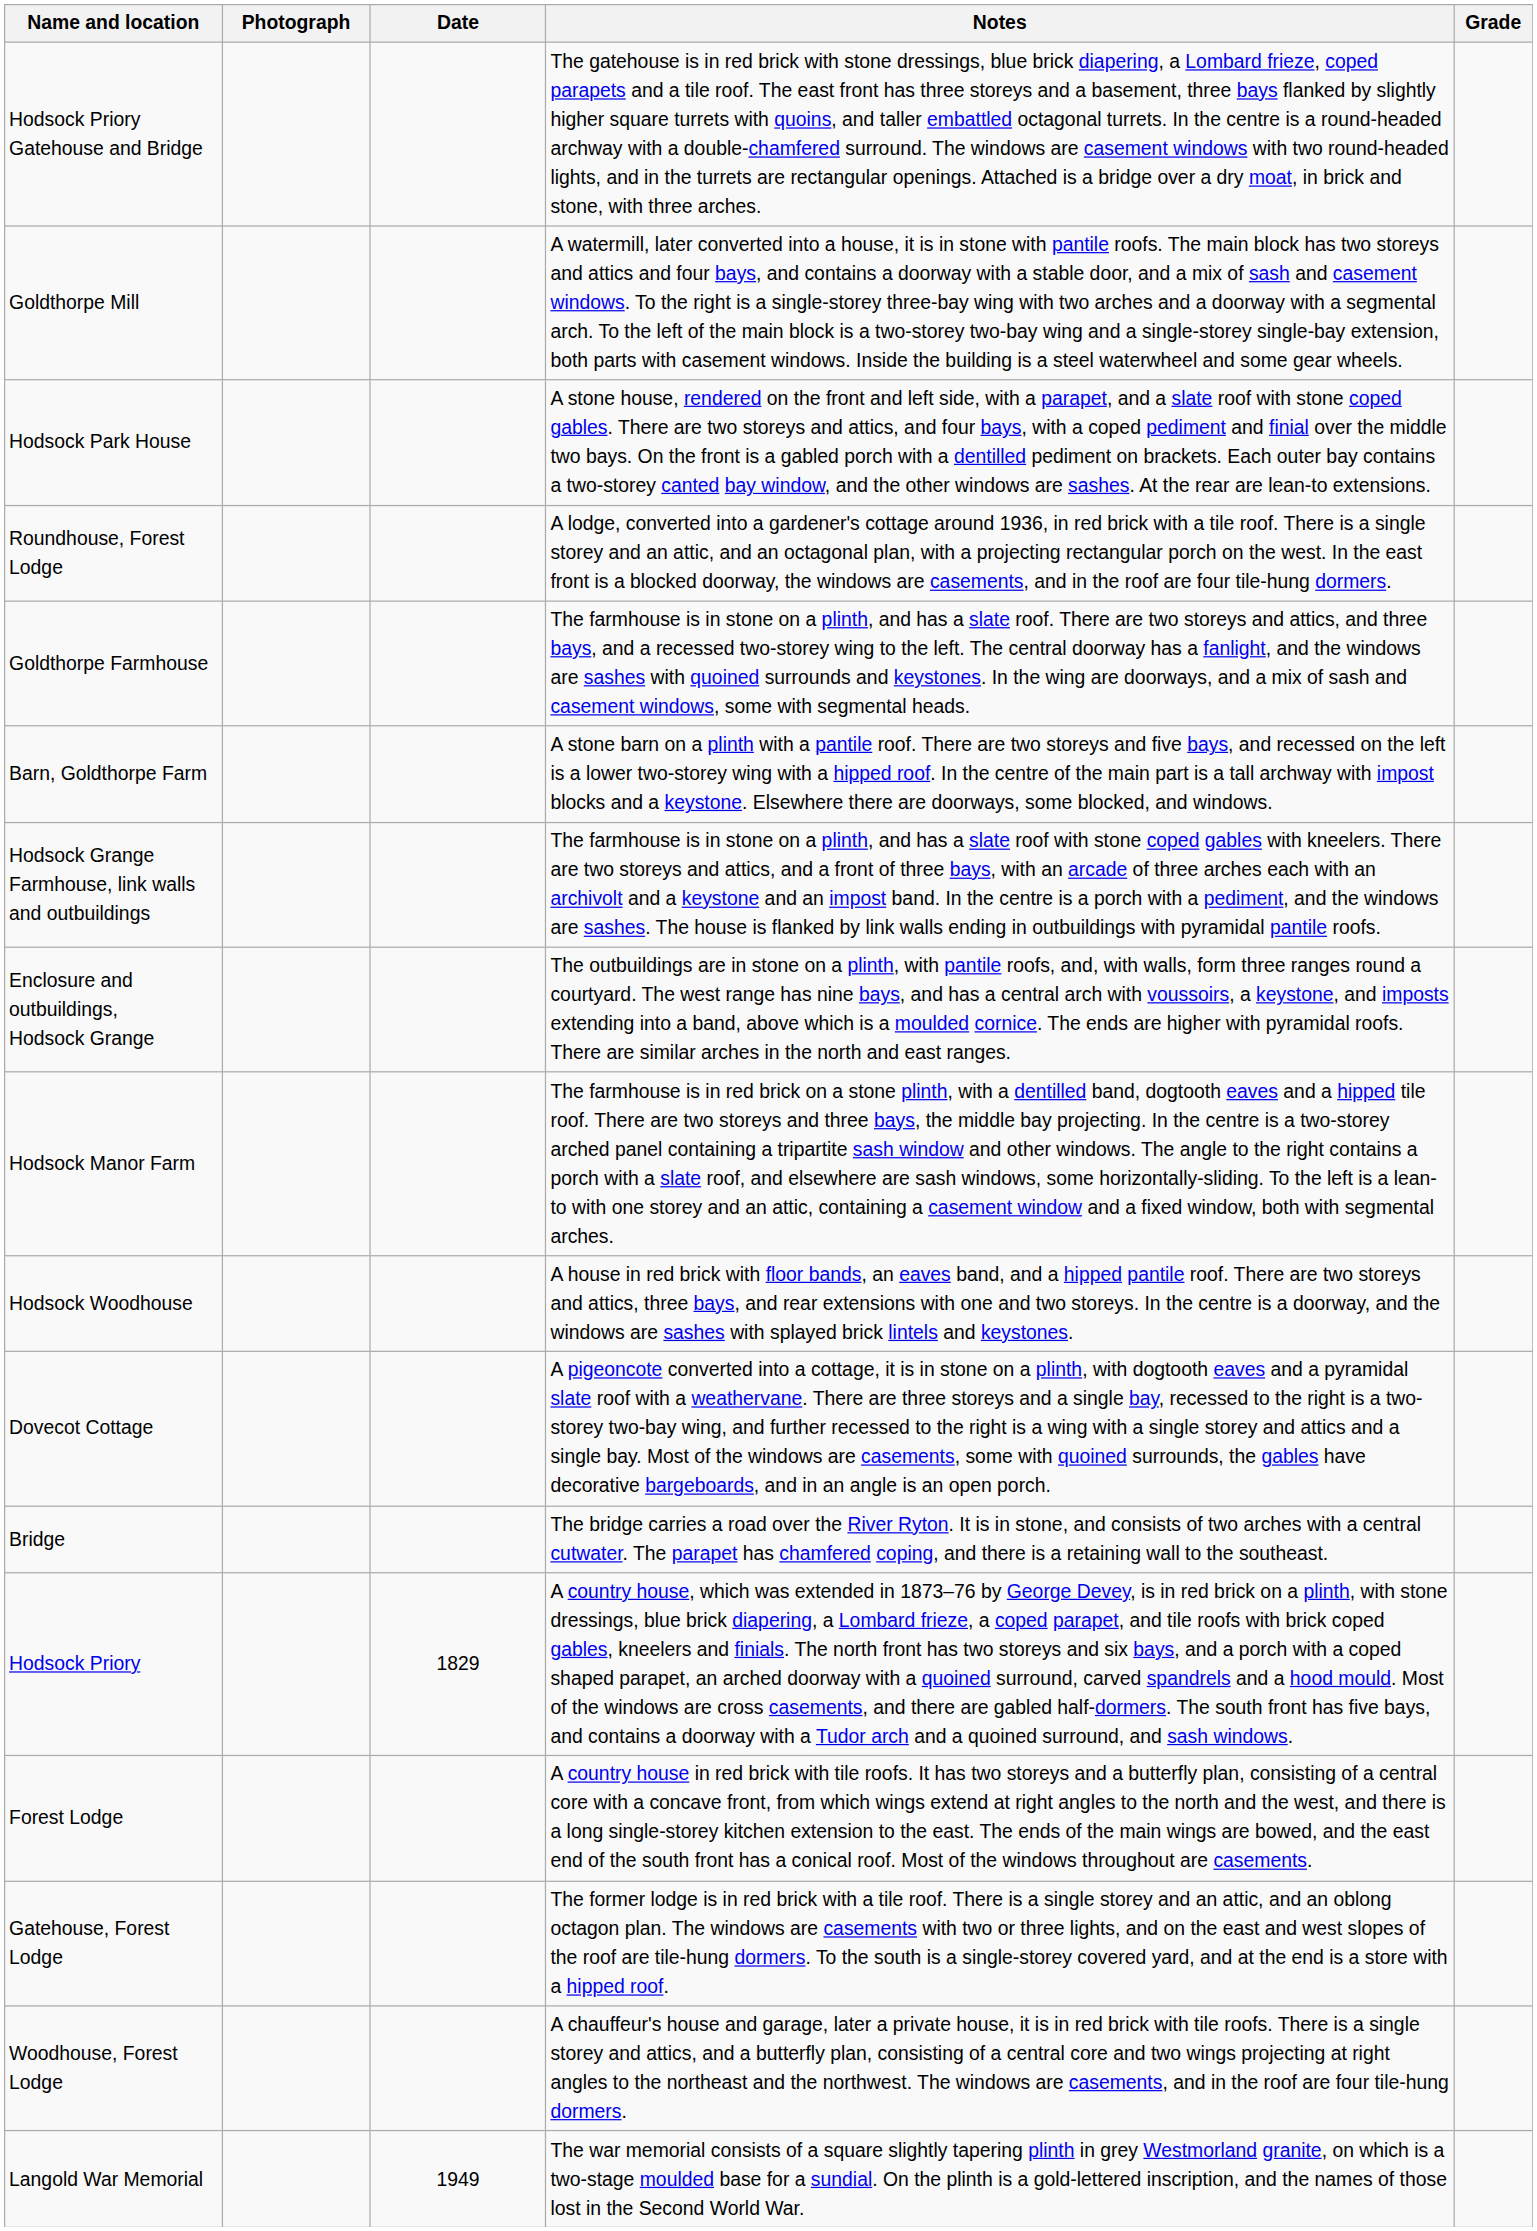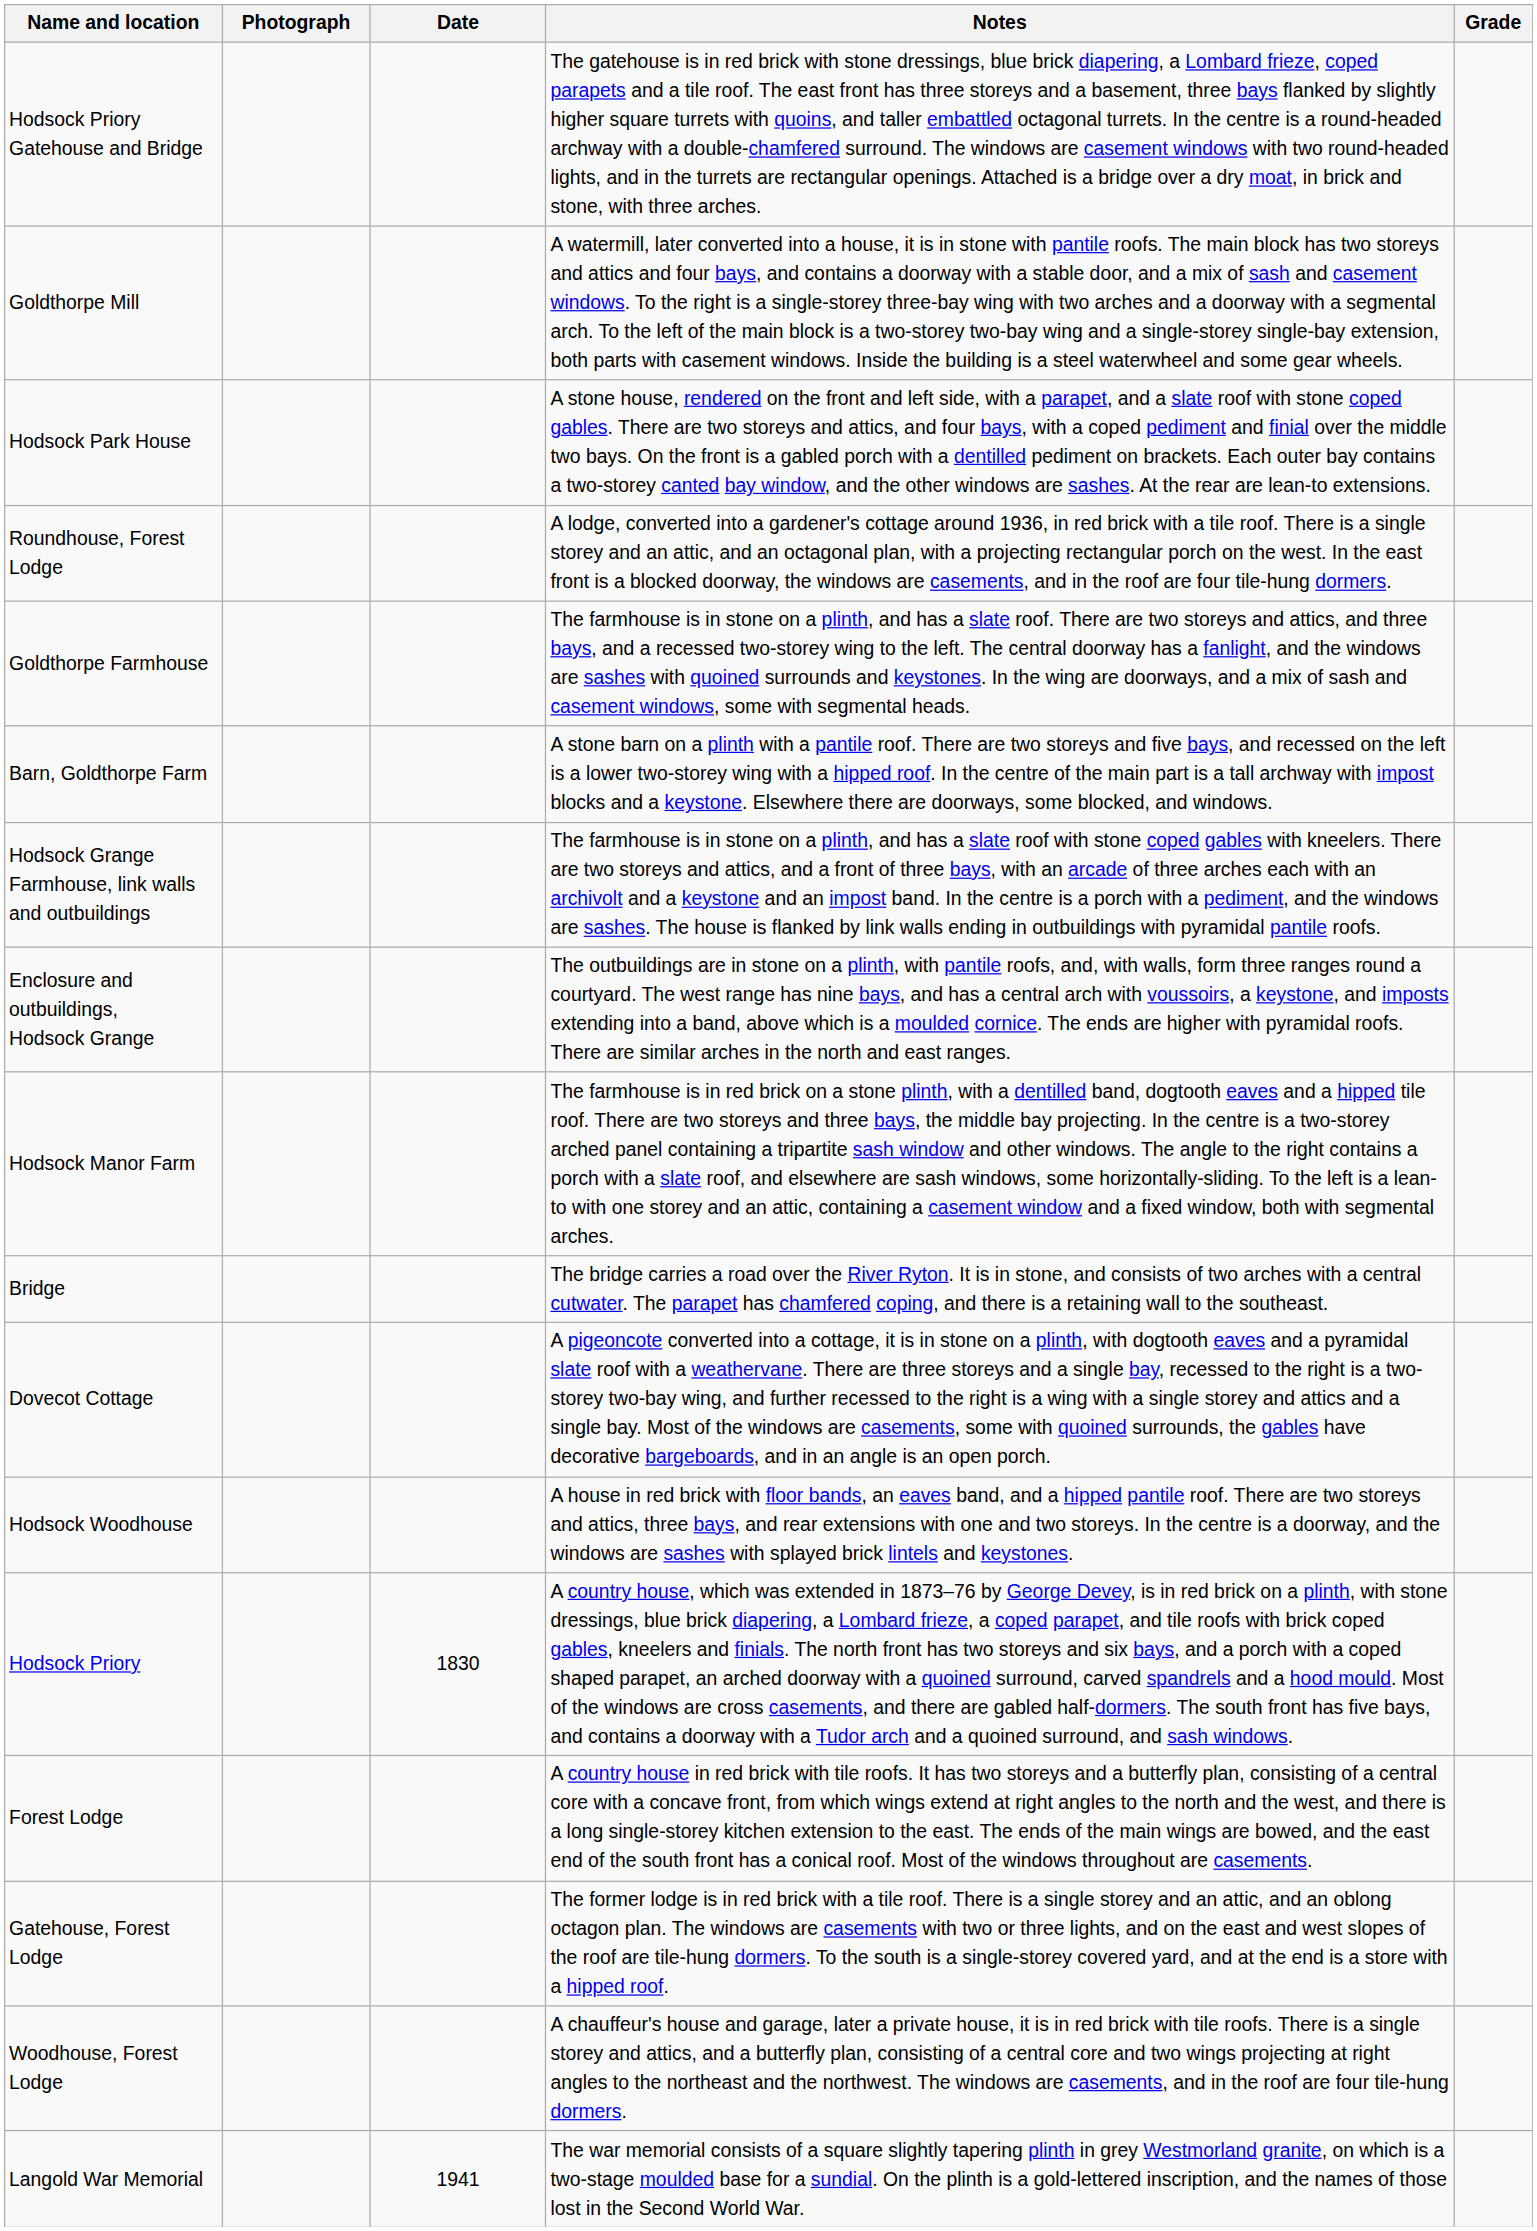rows swapped: (37, 1539) <-> (101, 1303)
(458, 1664) 1829 -> (458, 1664) 1830
(458, 2178) 1949 -> (458, 2178) 1941
